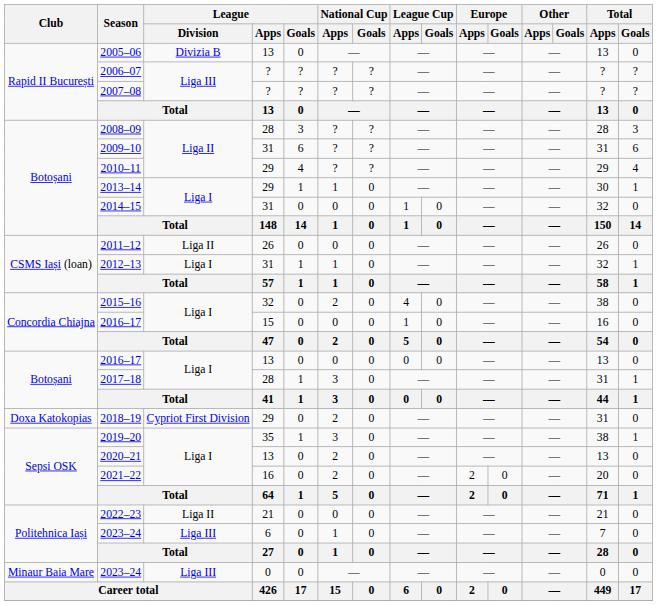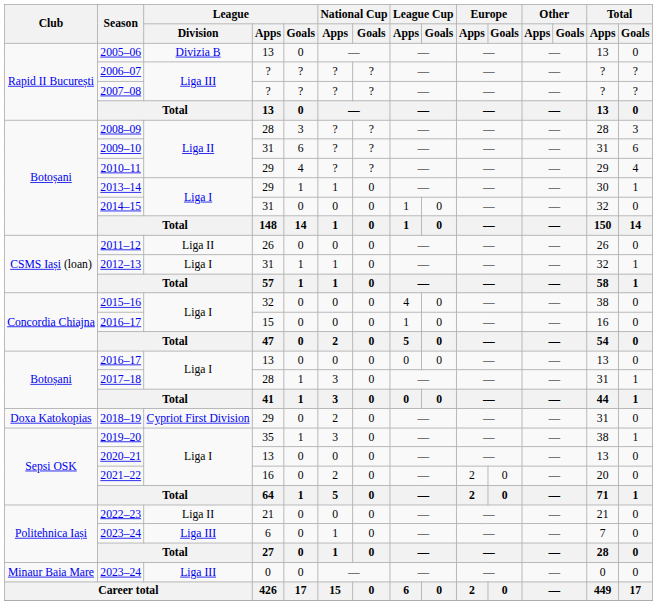(335, 303) 2 -> (335, 303) 0
(335, 456) 2 -> (335, 456) 0
